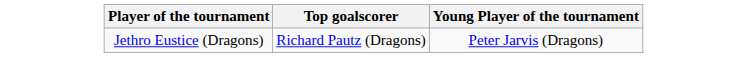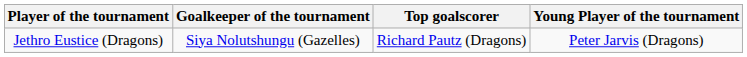+ column: (273, 16)
